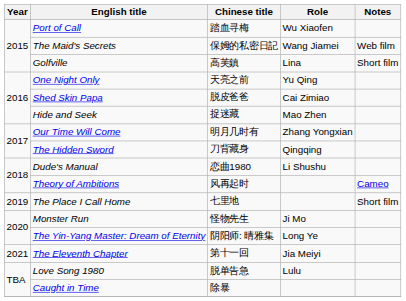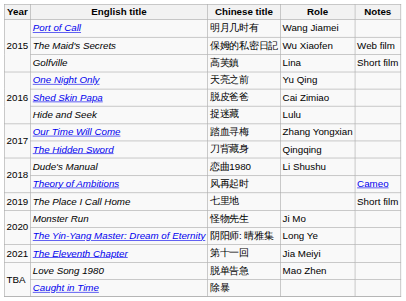(229, 28) 踏血寻梅 -> (234, 28) 明月几时有
(308, 28) Wu Xiaofen -> (311, 28) Wang Jiamei
(311, 45) Wang Jiamei -> (308, 45) Wu Xiaofen
(305, 115) Mao Zhen -> (292, 115) Lulu
(234, 132) 明月几时有 -> (229, 132) 踏血寻梅
(292, 270) Lulu -> (305, 270) Mao Zhen
